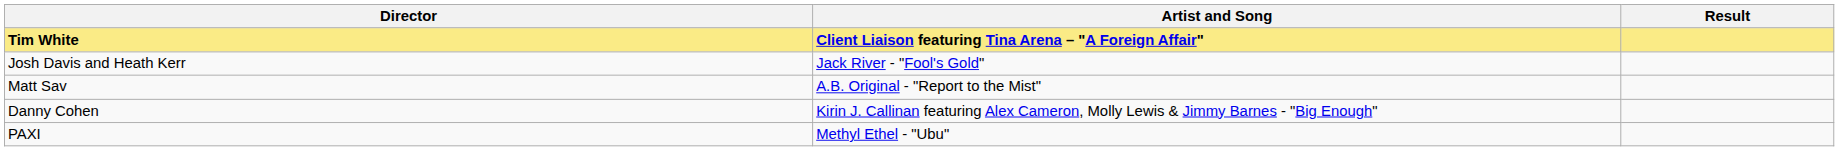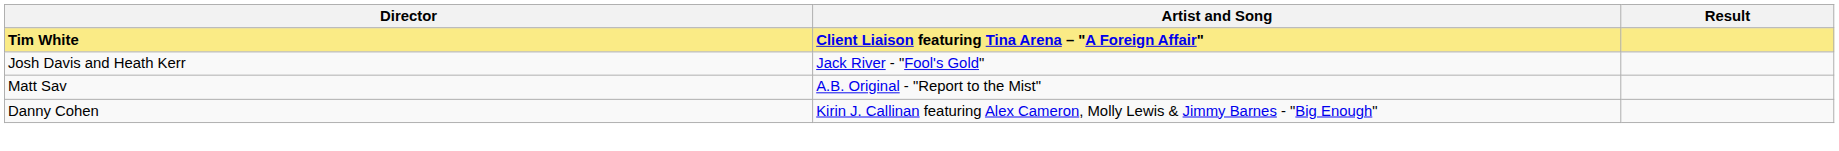- row: (24, 134)
